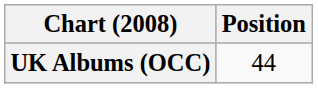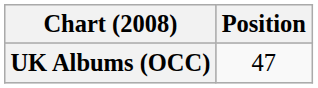(264, 62) 44 -> (264, 62) 47
